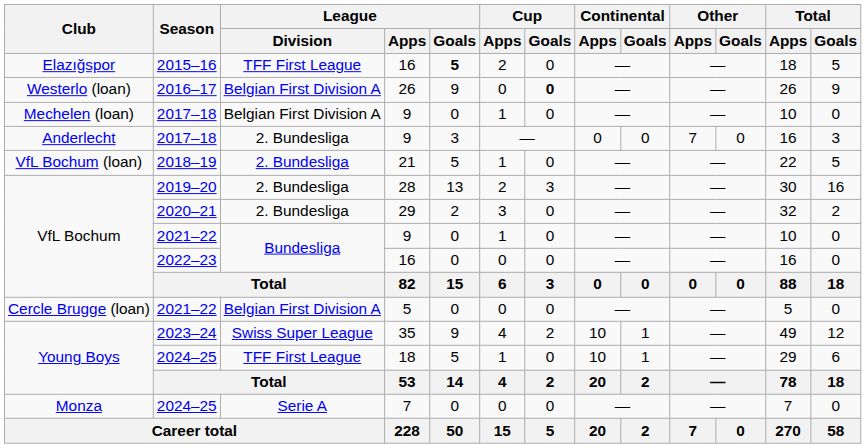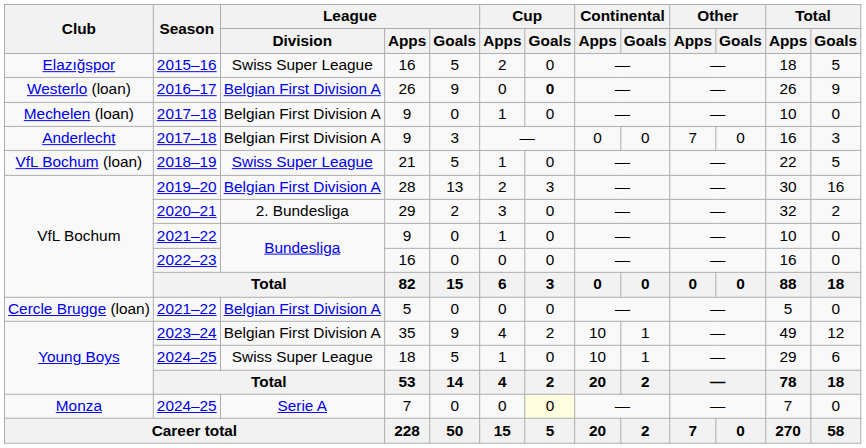(302, 65) TFF First League -> (302, 65) Swiss Super League
(455, 65) bold -> (455, 65) normal
(302, 138) 2. Bundesliga -> (302, 138) Belgian First Division A
(302, 162) 2. Bundesliga -> (302, 162) Swiss Super League
(302, 187) 2. Bundesliga -> (302, 187) Belgian First Division A
(302, 333) Swiss Super League -> (302, 333) Belgian First Division A
(302, 357) TFF First League -> (302, 357) Swiss Super League
(550, 406) no background -> (550, 406) lightyellow background
